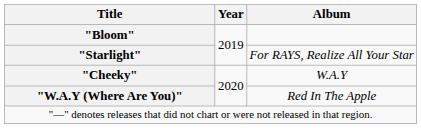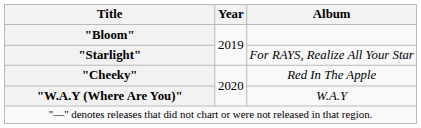(332, 75) W.A.Y -> (332, 75) Red In The Apple
(332, 95) Red In The Apple -> (332, 95) W.A.Y
